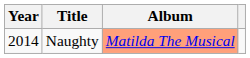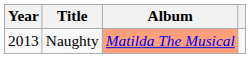(23, 41) 2014 -> (23, 41) 2013
